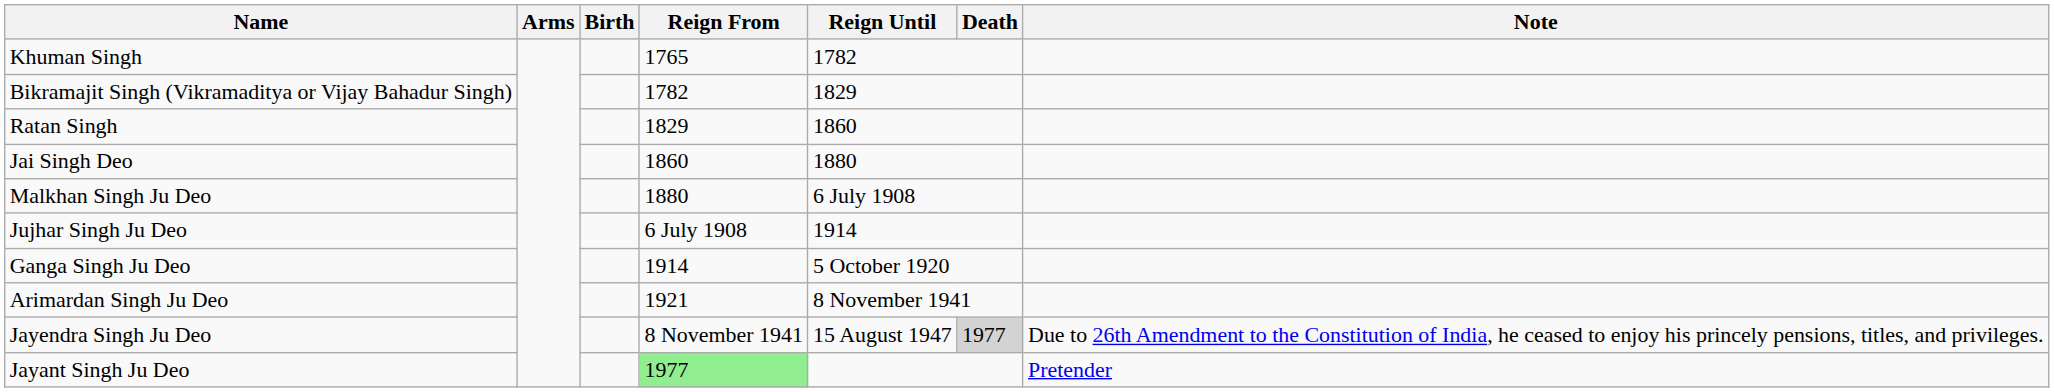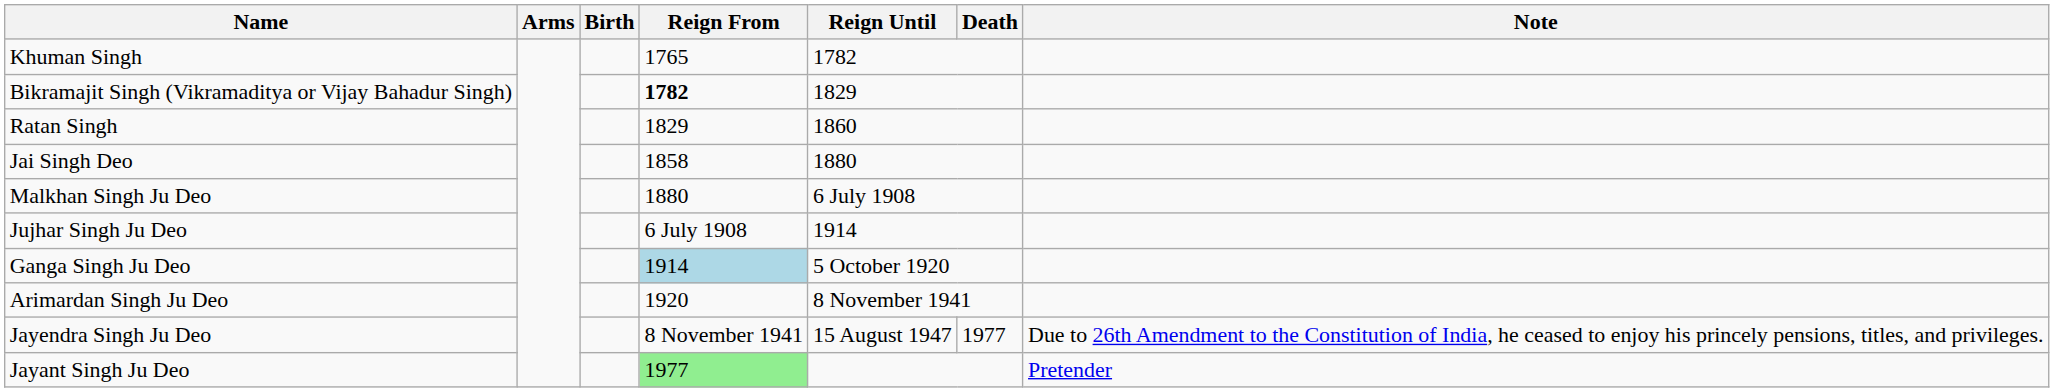(667, 91) normal -> (667, 91) bold
(667, 160) 1860 -> (667, 160) 1858
(667, 265) no background -> (667, 265) lightblue background
(667, 299) 1921 -> (667, 299) 1920
(984, 334) lightgrey background -> (984, 334) no background
